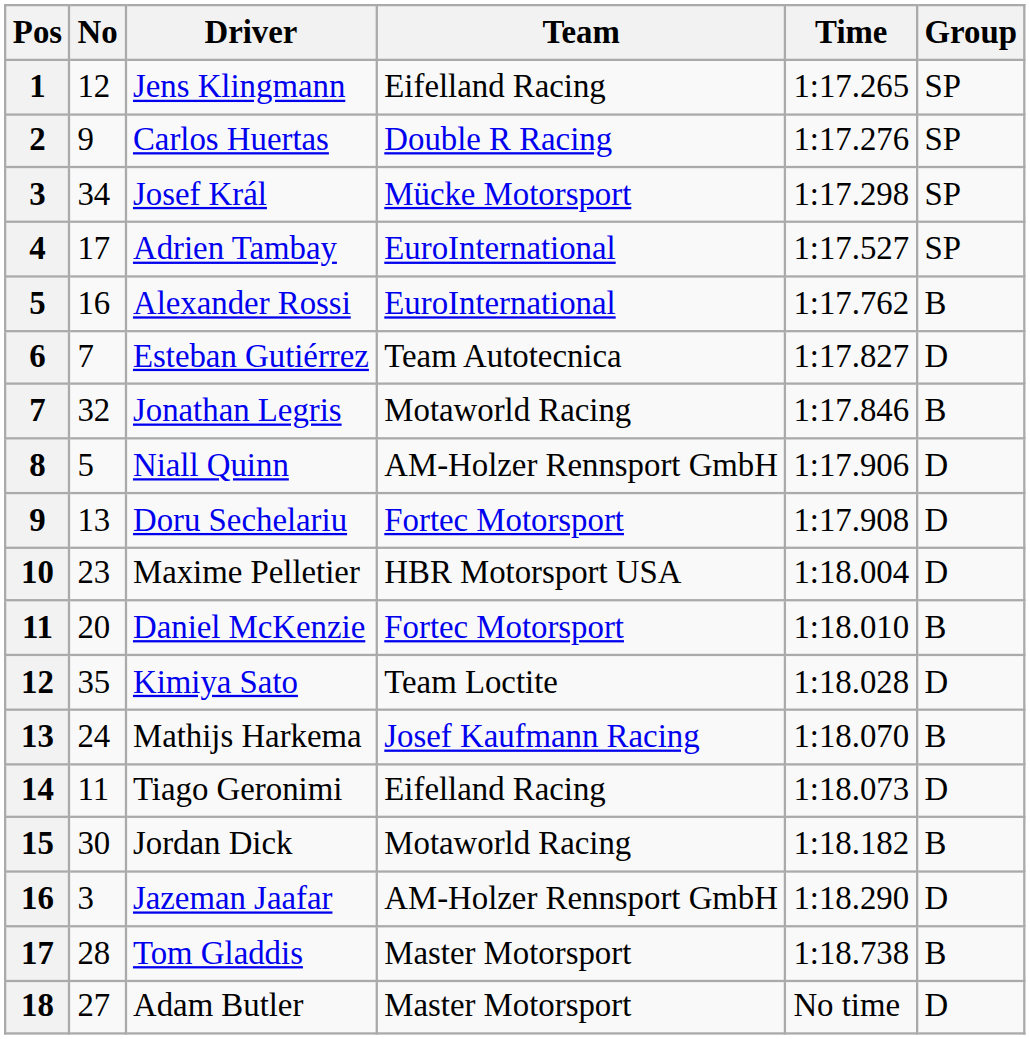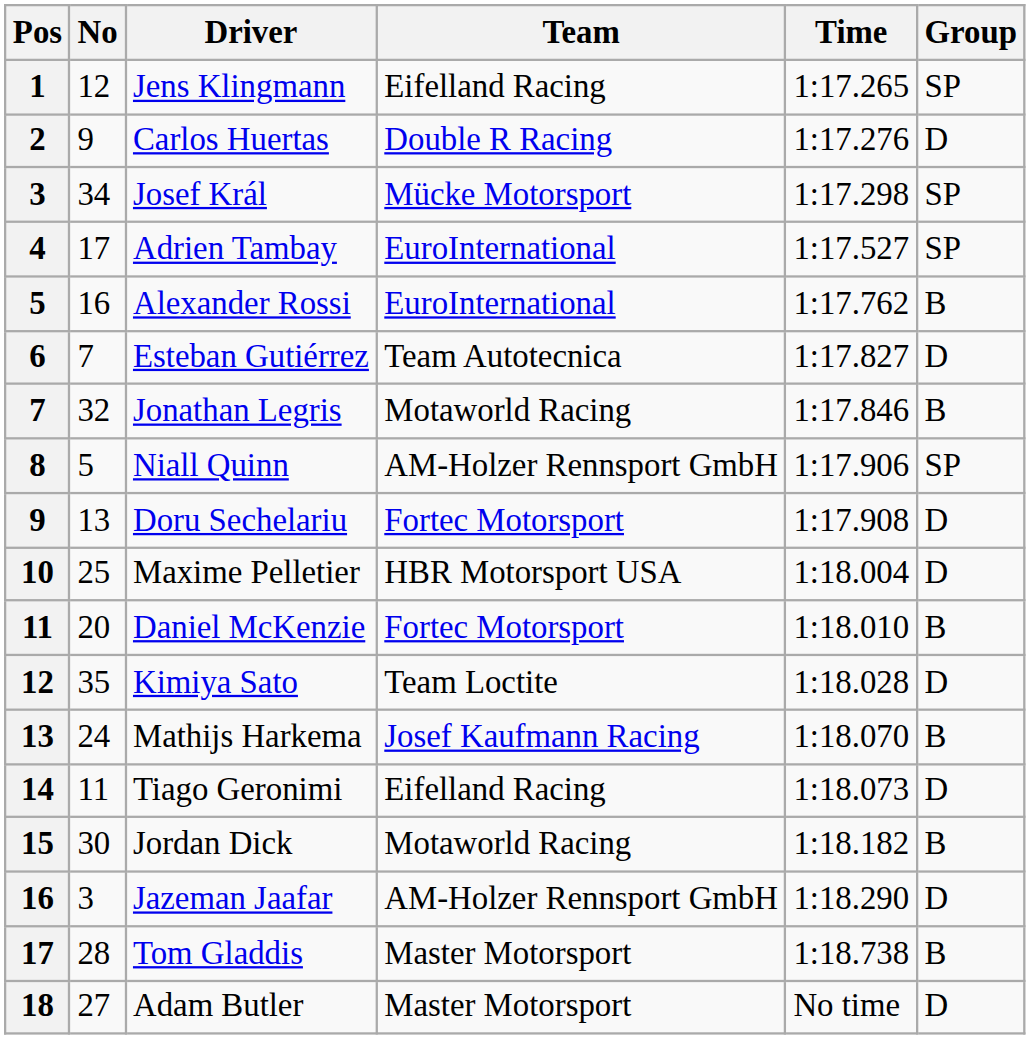(943, 140) SP -> (936, 140) D
(936, 465) D -> (943, 465) SP
(94, 573) 23 -> (94, 573) 25
